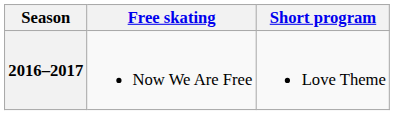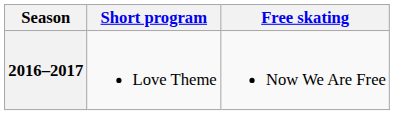columns swapped: (323, 17) <-> (172, 17)
